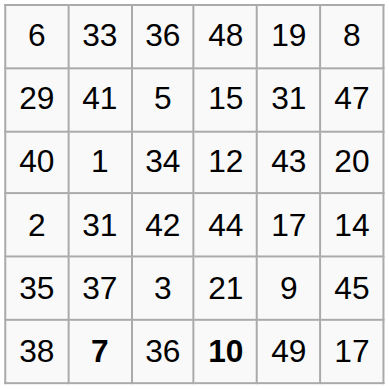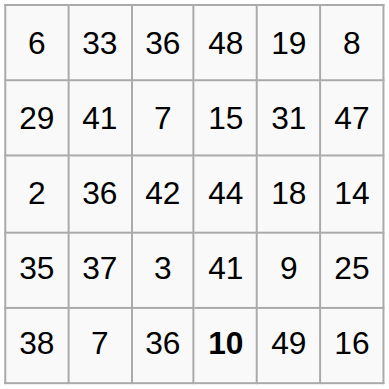(163, 99) 5 -> (163, 117) 7
- row: (37, 162)
(100, 225) 31 -> (100, 193) 36
(289, 225) 17 -> (289, 193) 18
(226, 288) 21 -> (226, 269) 41
(352, 288) 45 -> (352, 269) 25
(100, 351) bold -> (100, 344) normal
(352, 351) 17 -> (352, 344) 16
